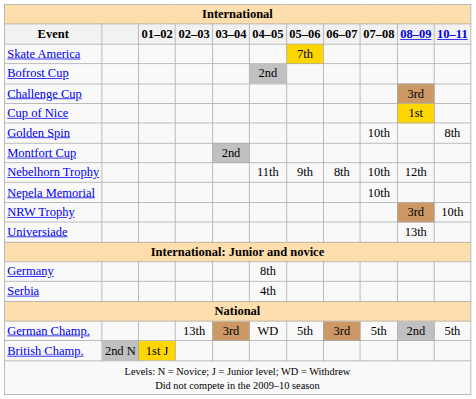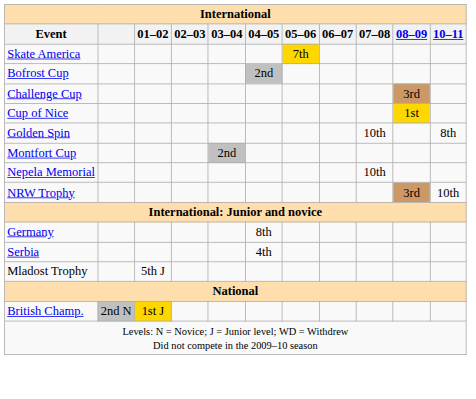- row: (53, 172)
- row: (37, 232)
+ row: (47, 271)
- row: (49, 331)
